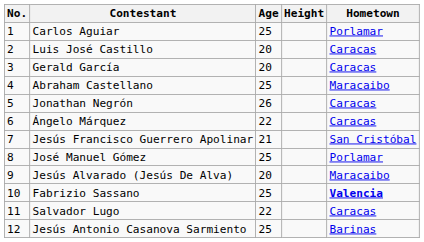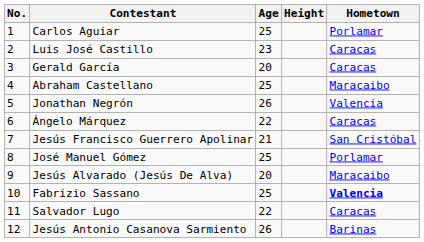(265, 50) 20 -> (265, 50) 23
(353, 103) Caracas -> (356, 103) Valencia
(265, 229) 25 -> (265, 229) 26
